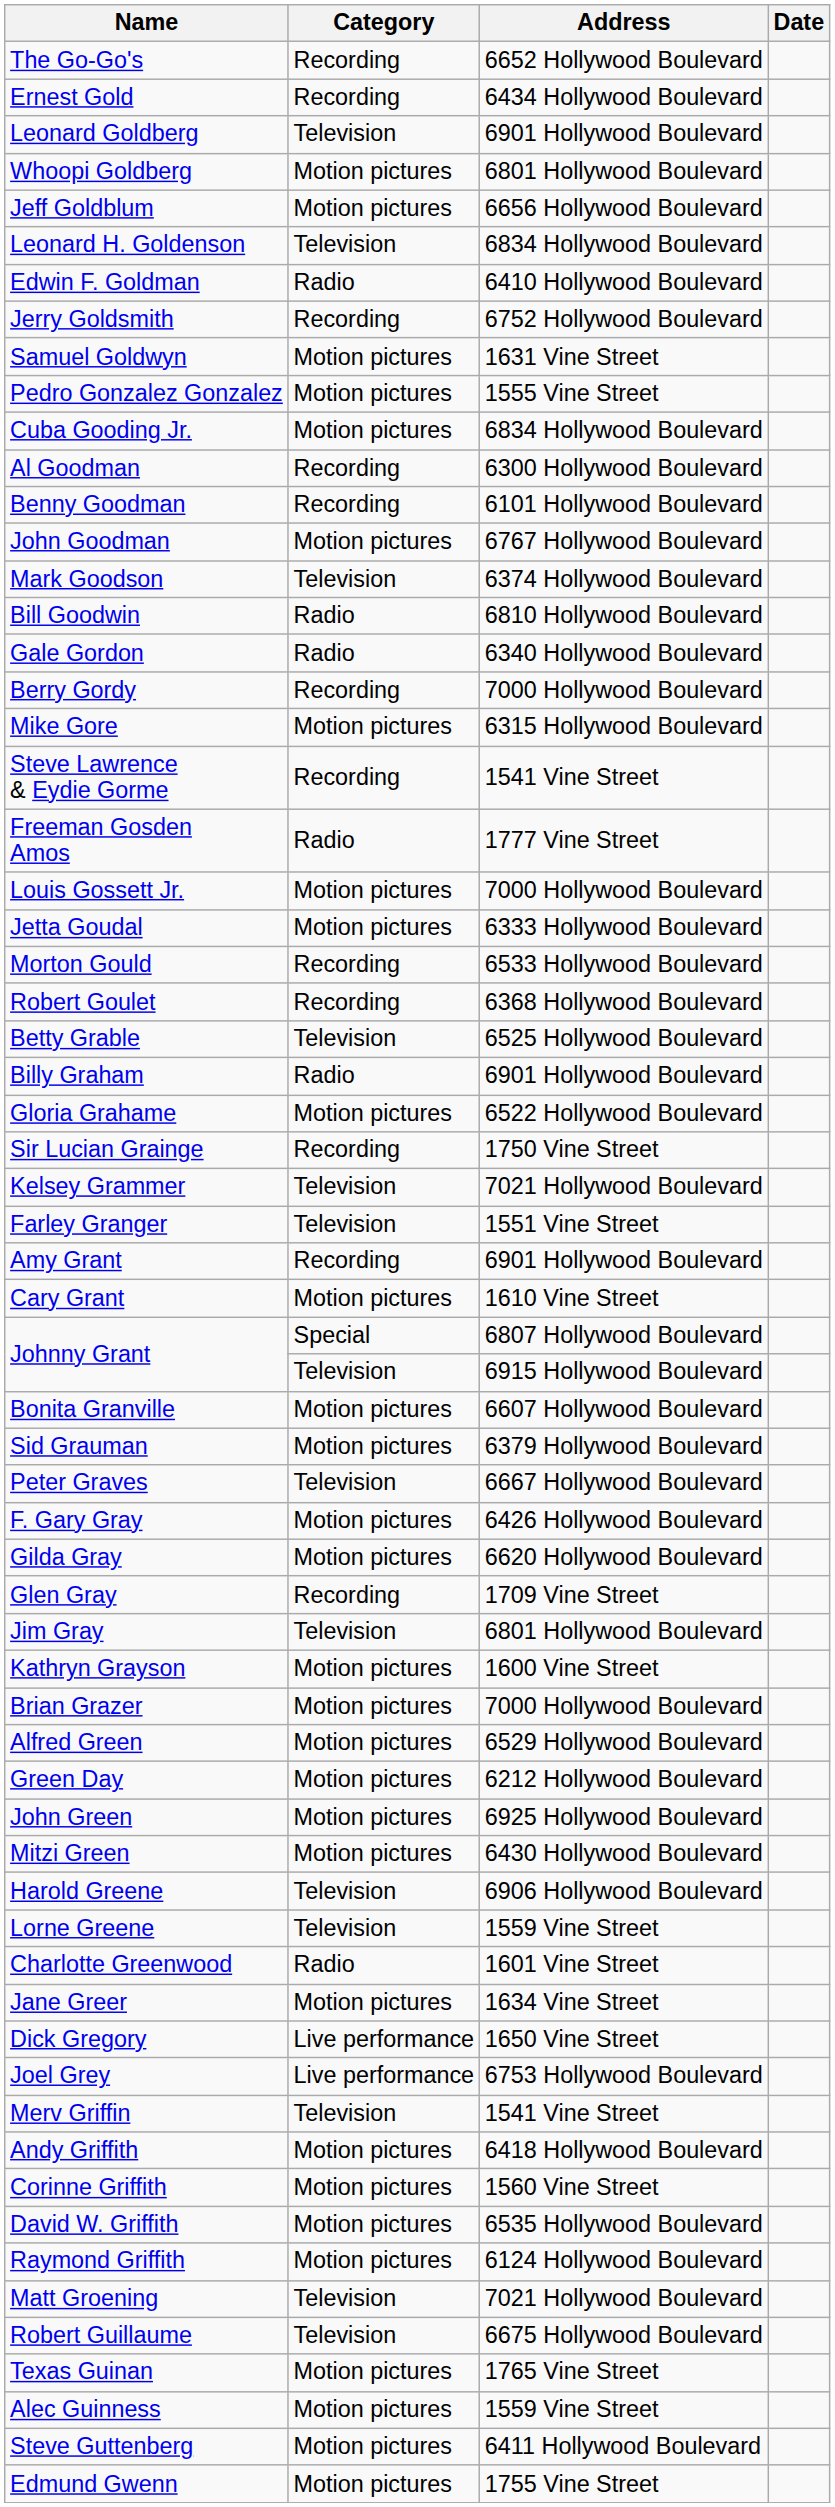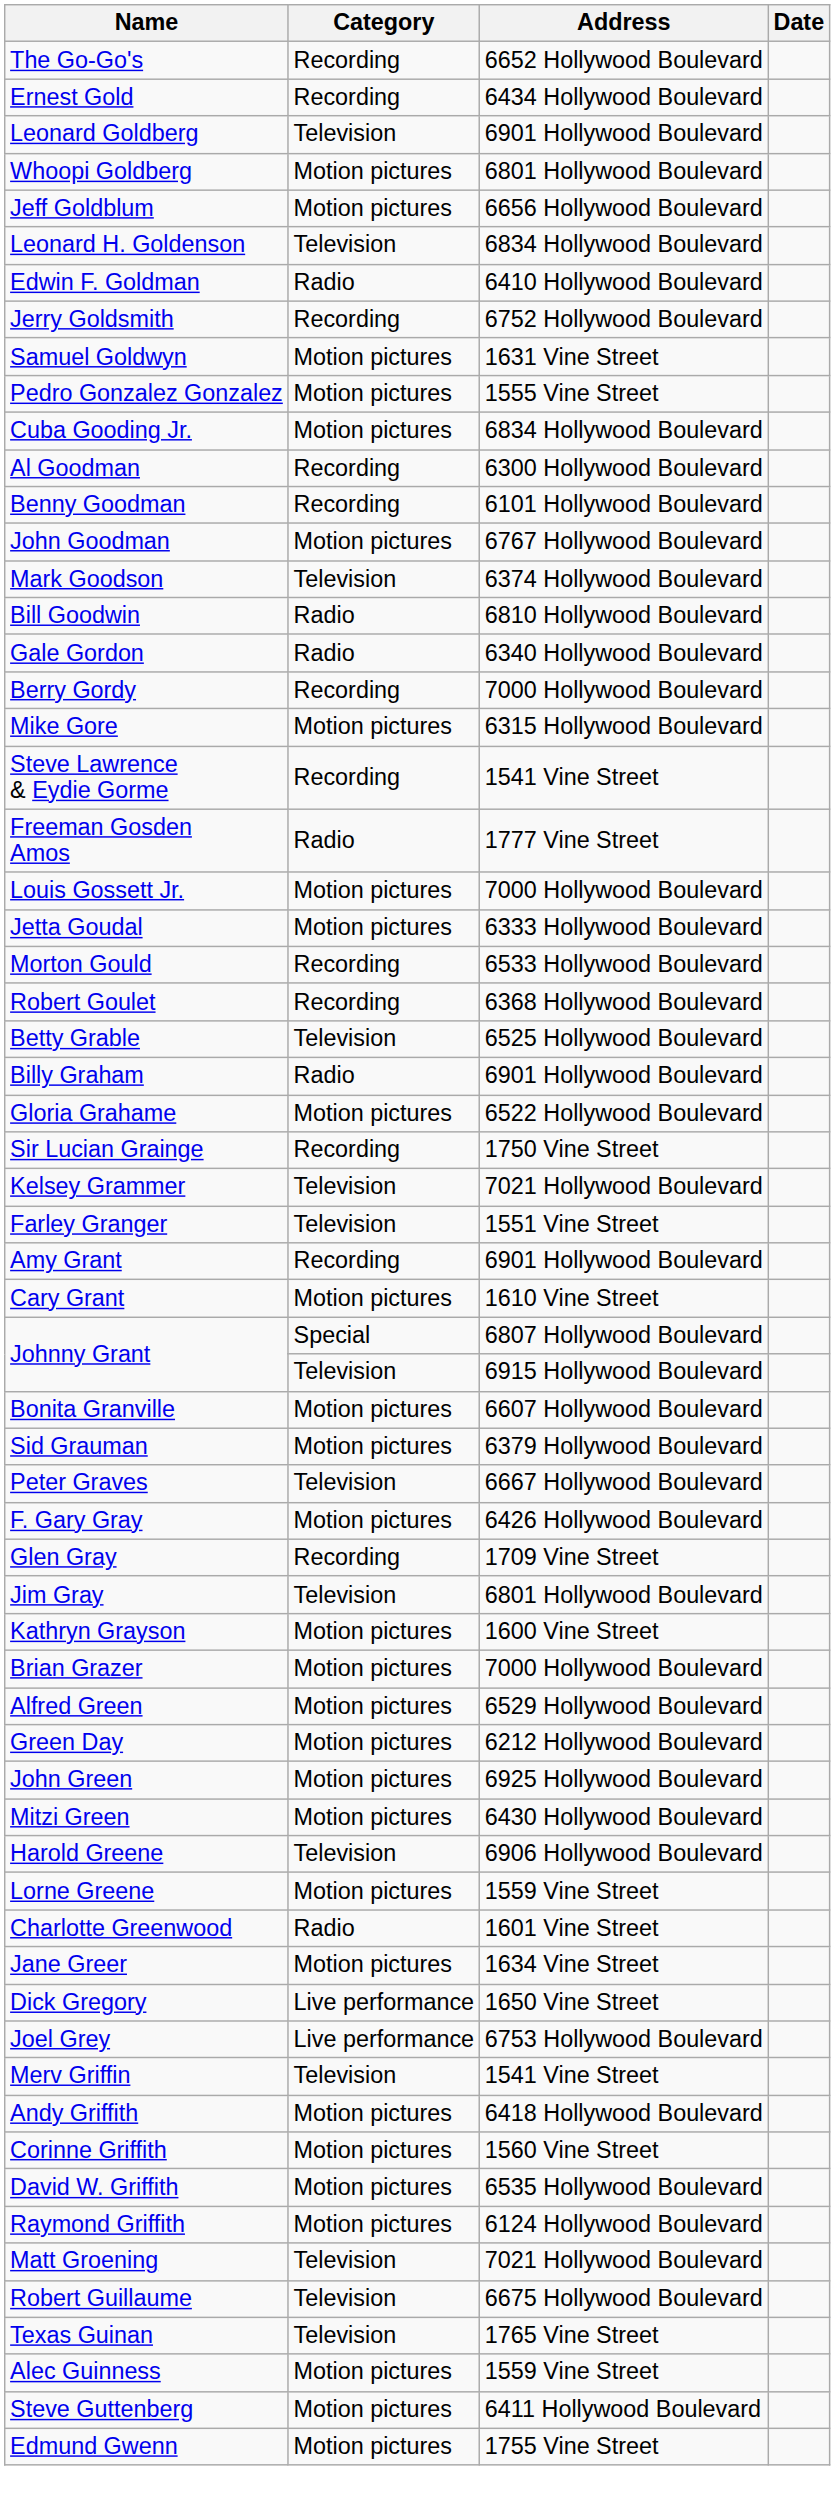- row: (66, 1557)
(345, 1927) Television -> (373, 1890) Motion pictures
(373, 2372) Motion pictures -> (345, 2335) Television
